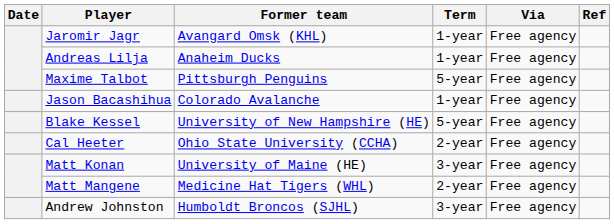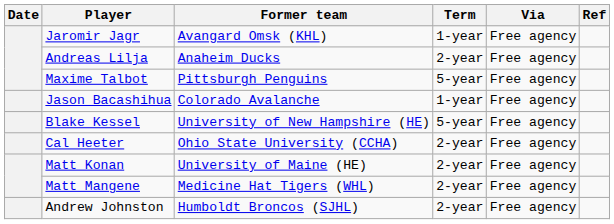(460, 58) 1-year -> (460, 58) 2-year
(460, 165) 3-year -> (460, 165) 2-year
(460, 208) 3-year -> (460, 208) 2-year
